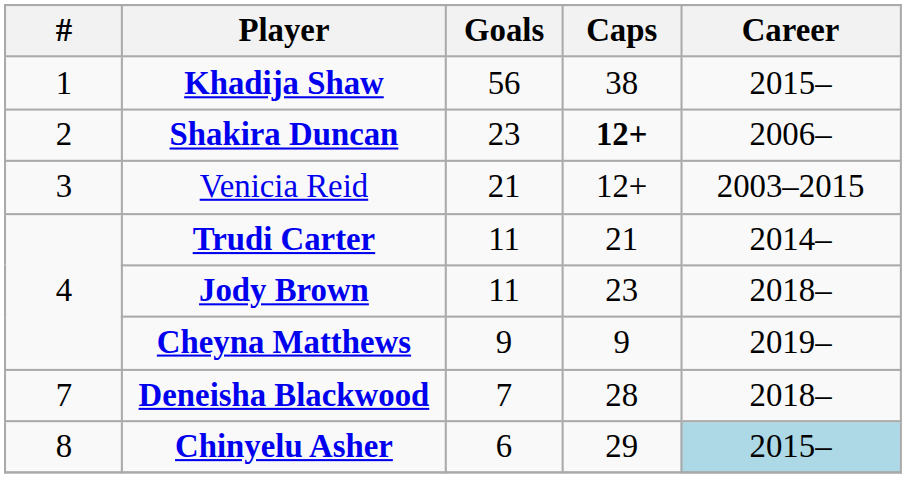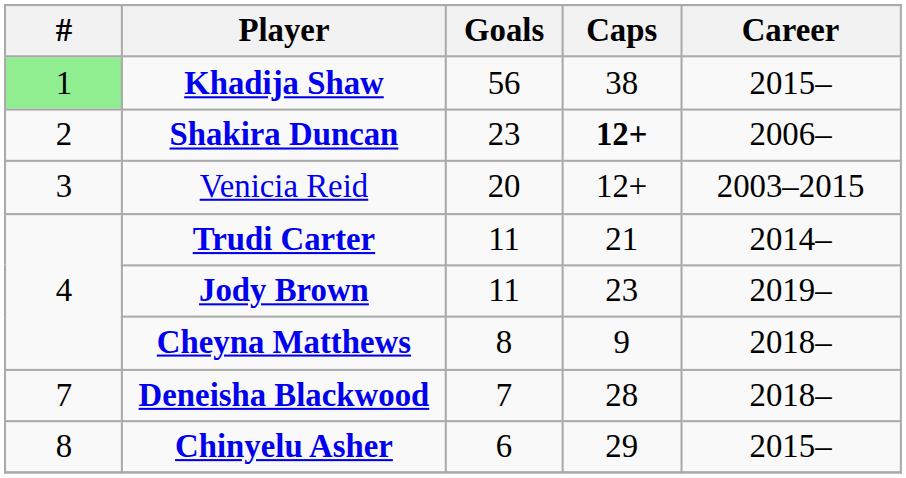(64, 82) no background -> (64, 82) lightgreen background
(504, 186) 21 -> (504, 186) 20
(791, 290) 2018– -> (791, 290) 2019–
(504, 342) 9 -> (504, 342) 8
(791, 342) 2019– -> (791, 342) 2018–
(791, 446) lightblue background -> (791, 446) no background
